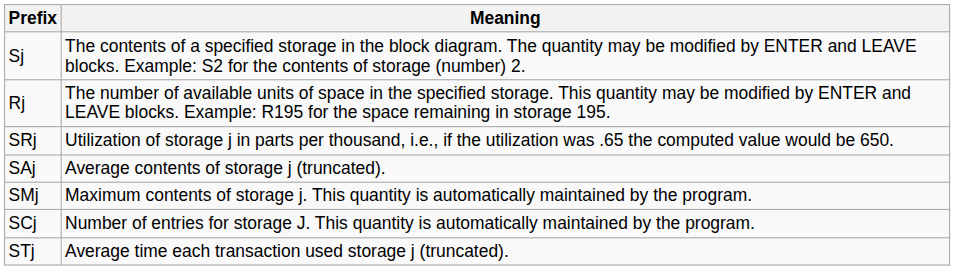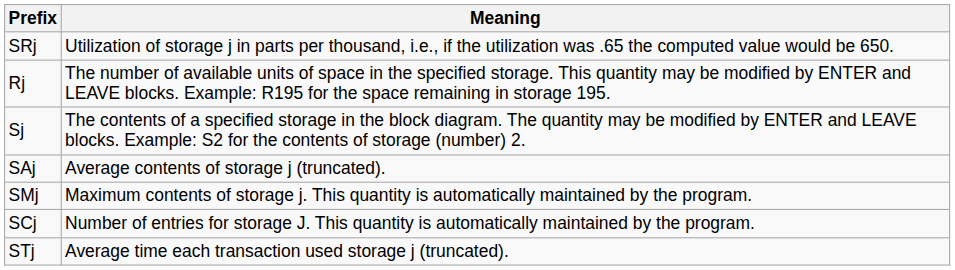rows swapped: (16, 55) <-> (23, 140)
